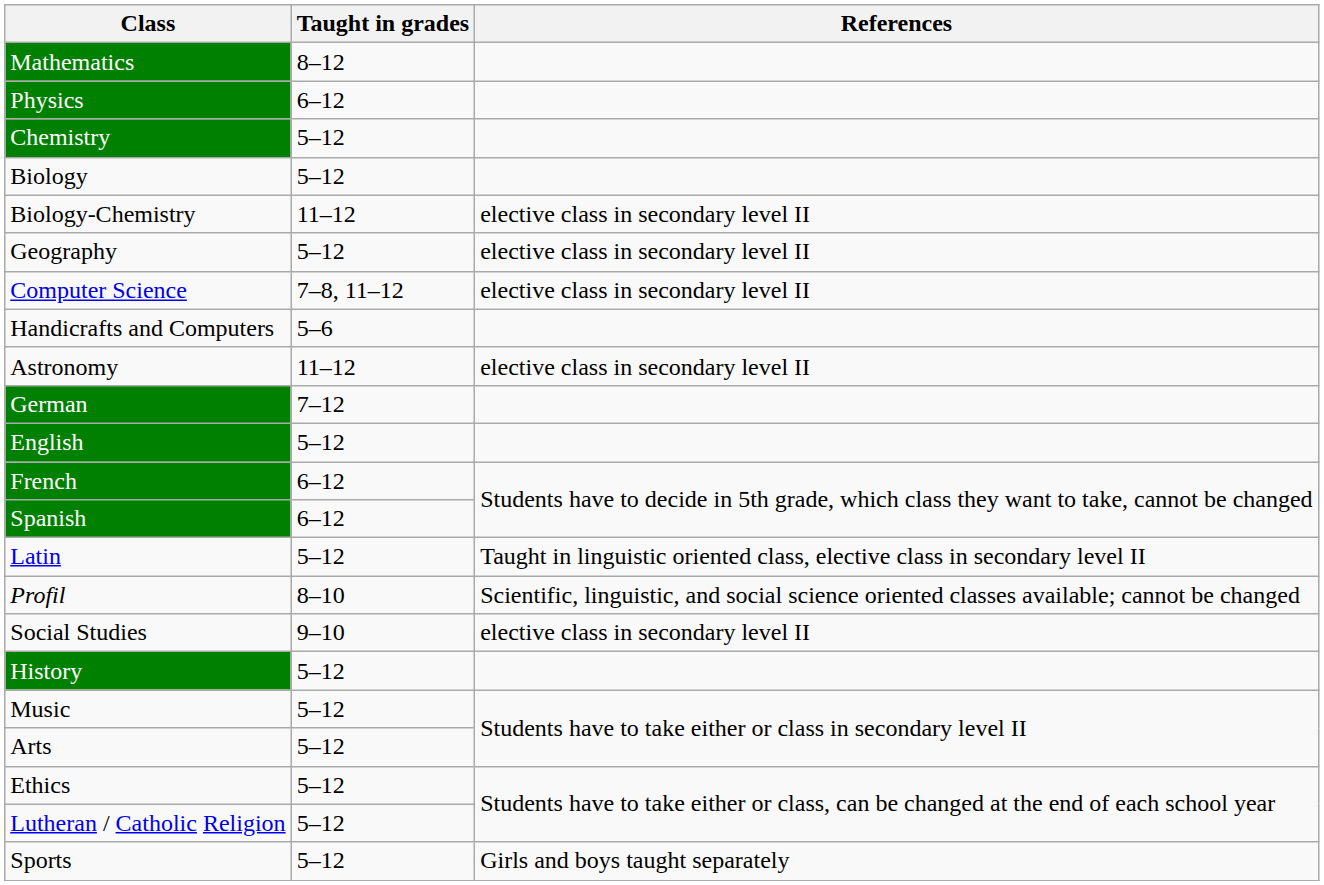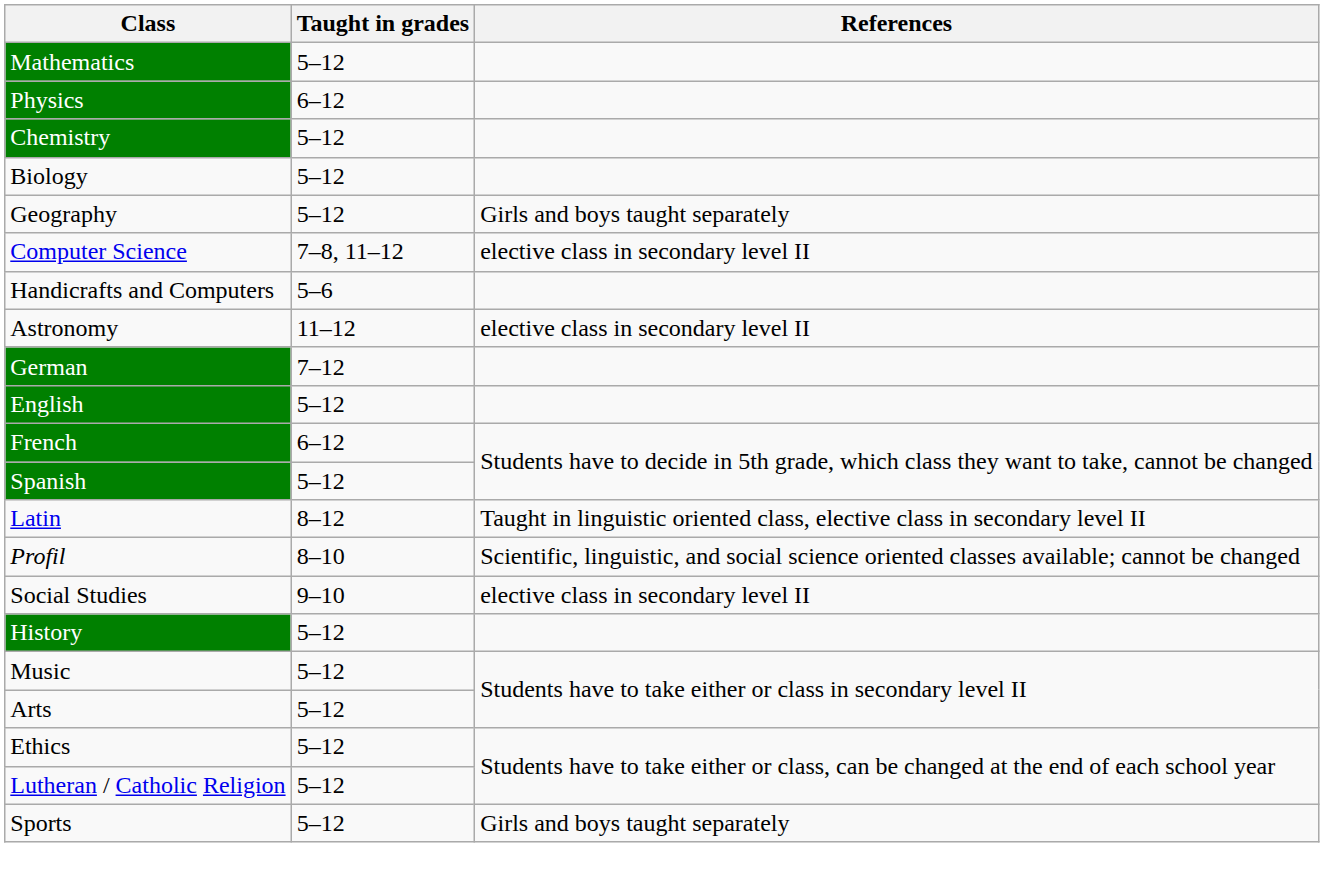(321, 61) 8–12 -> (321, 61) 5–12
- row: (103, 213)
(645, 251) elective class in secondary level II -> (635, 213) Girls and boys taught separately
(321, 518) 6–12 -> (321, 480) 5–12
(321, 556) 5–12 -> (321, 518) 8–12
